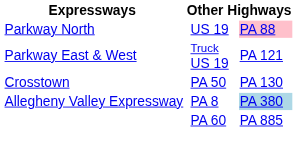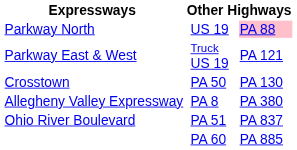(261, 101) lightblue background -> (261, 101) no background
+ row: (70, 120)
